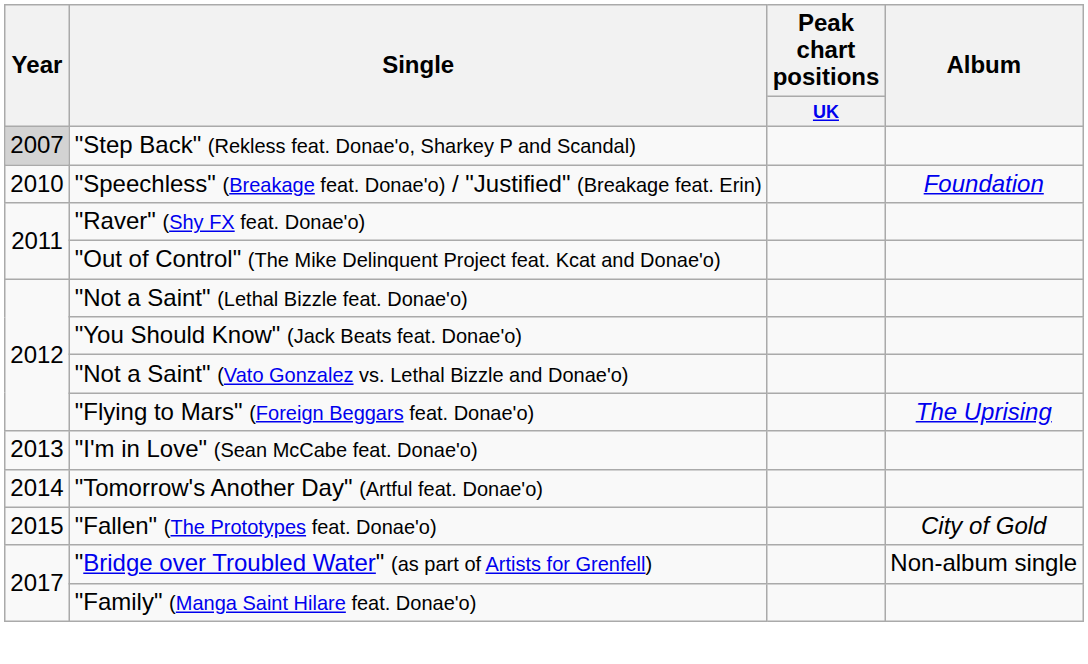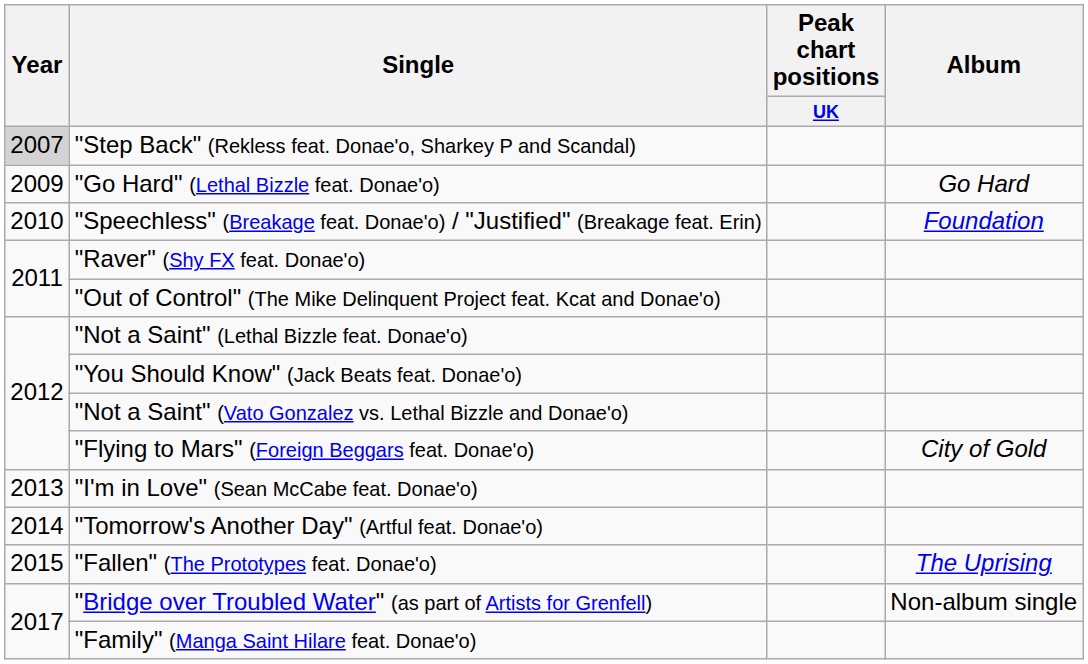+ row: (257, 183)
(984, 411) The Uprising -> (984, 449) City of Gold
(984, 525) City of Gold -> (984, 563) The Uprising
